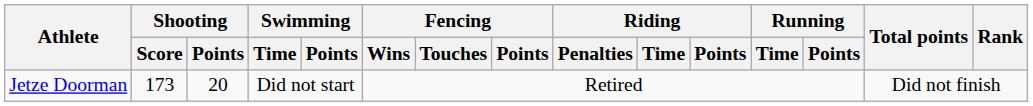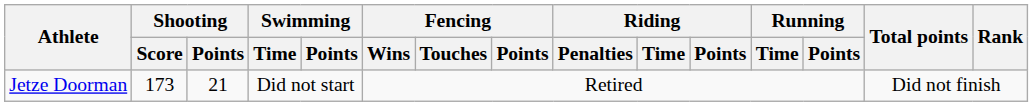(218, 85) 20 -> (218, 85) 21
